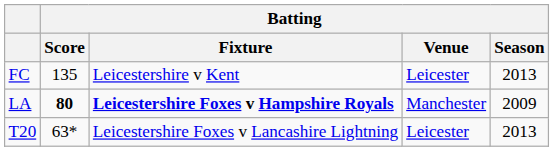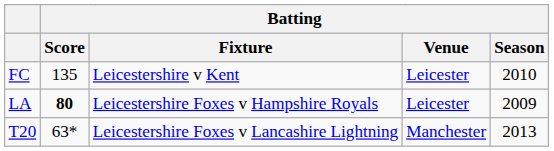(519, 75) 2013 -> (519, 75) 2010
(243, 103) bold -> (236, 103) normal
(446, 103) Manchester -> (438, 103) Leicester
(438, 132) Leicester -> (446, 132) Manchester
